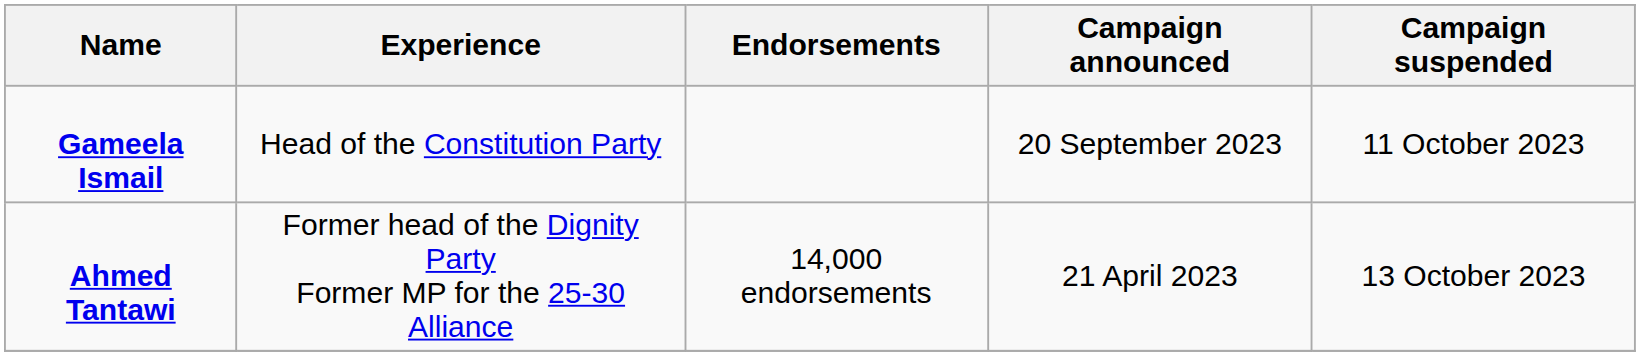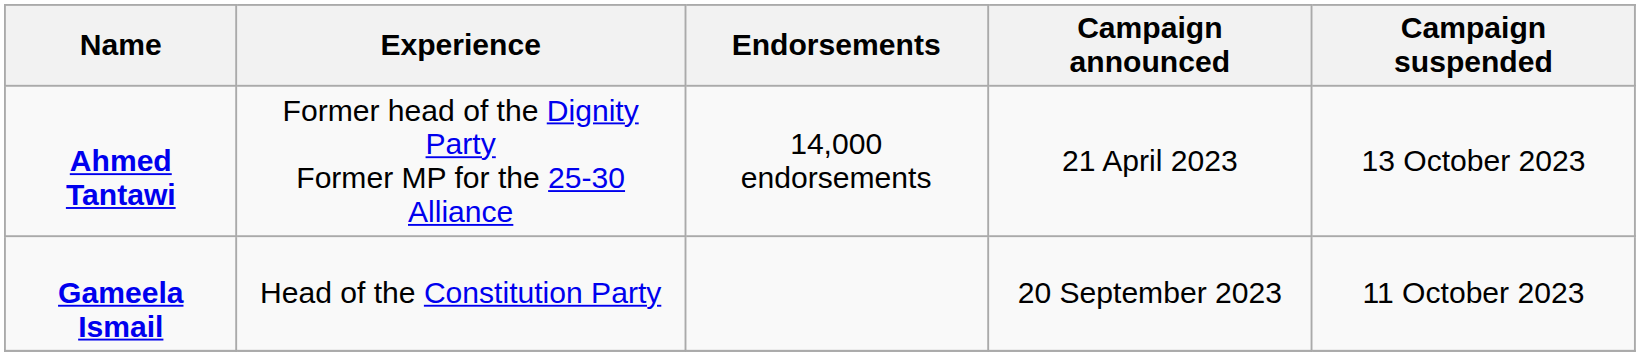rows swapped: (121, 160) <-> (121, 292)
